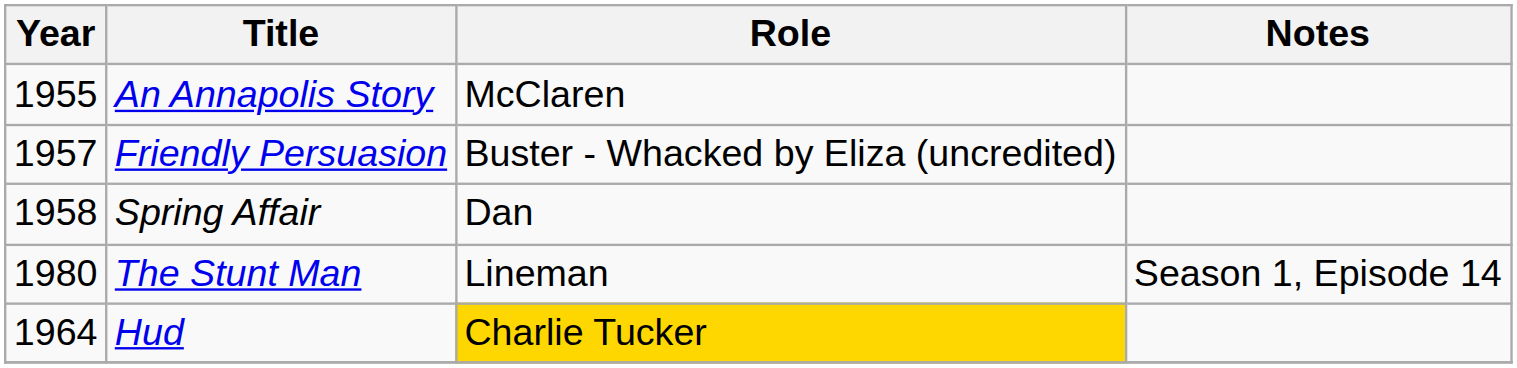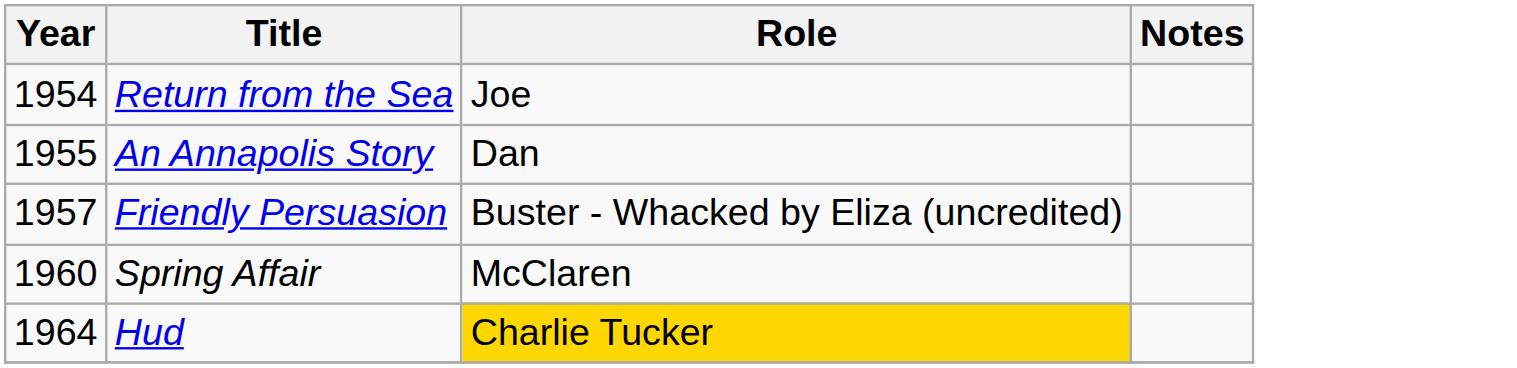+ row: (284, 93)
(545, 93) McClaren -> (505, 153) Dan
(56, 213) 1958 -> (56, 272) 1960
(499, 213) Dan -> (551, 272) McClaren
- row: (238, 272)
